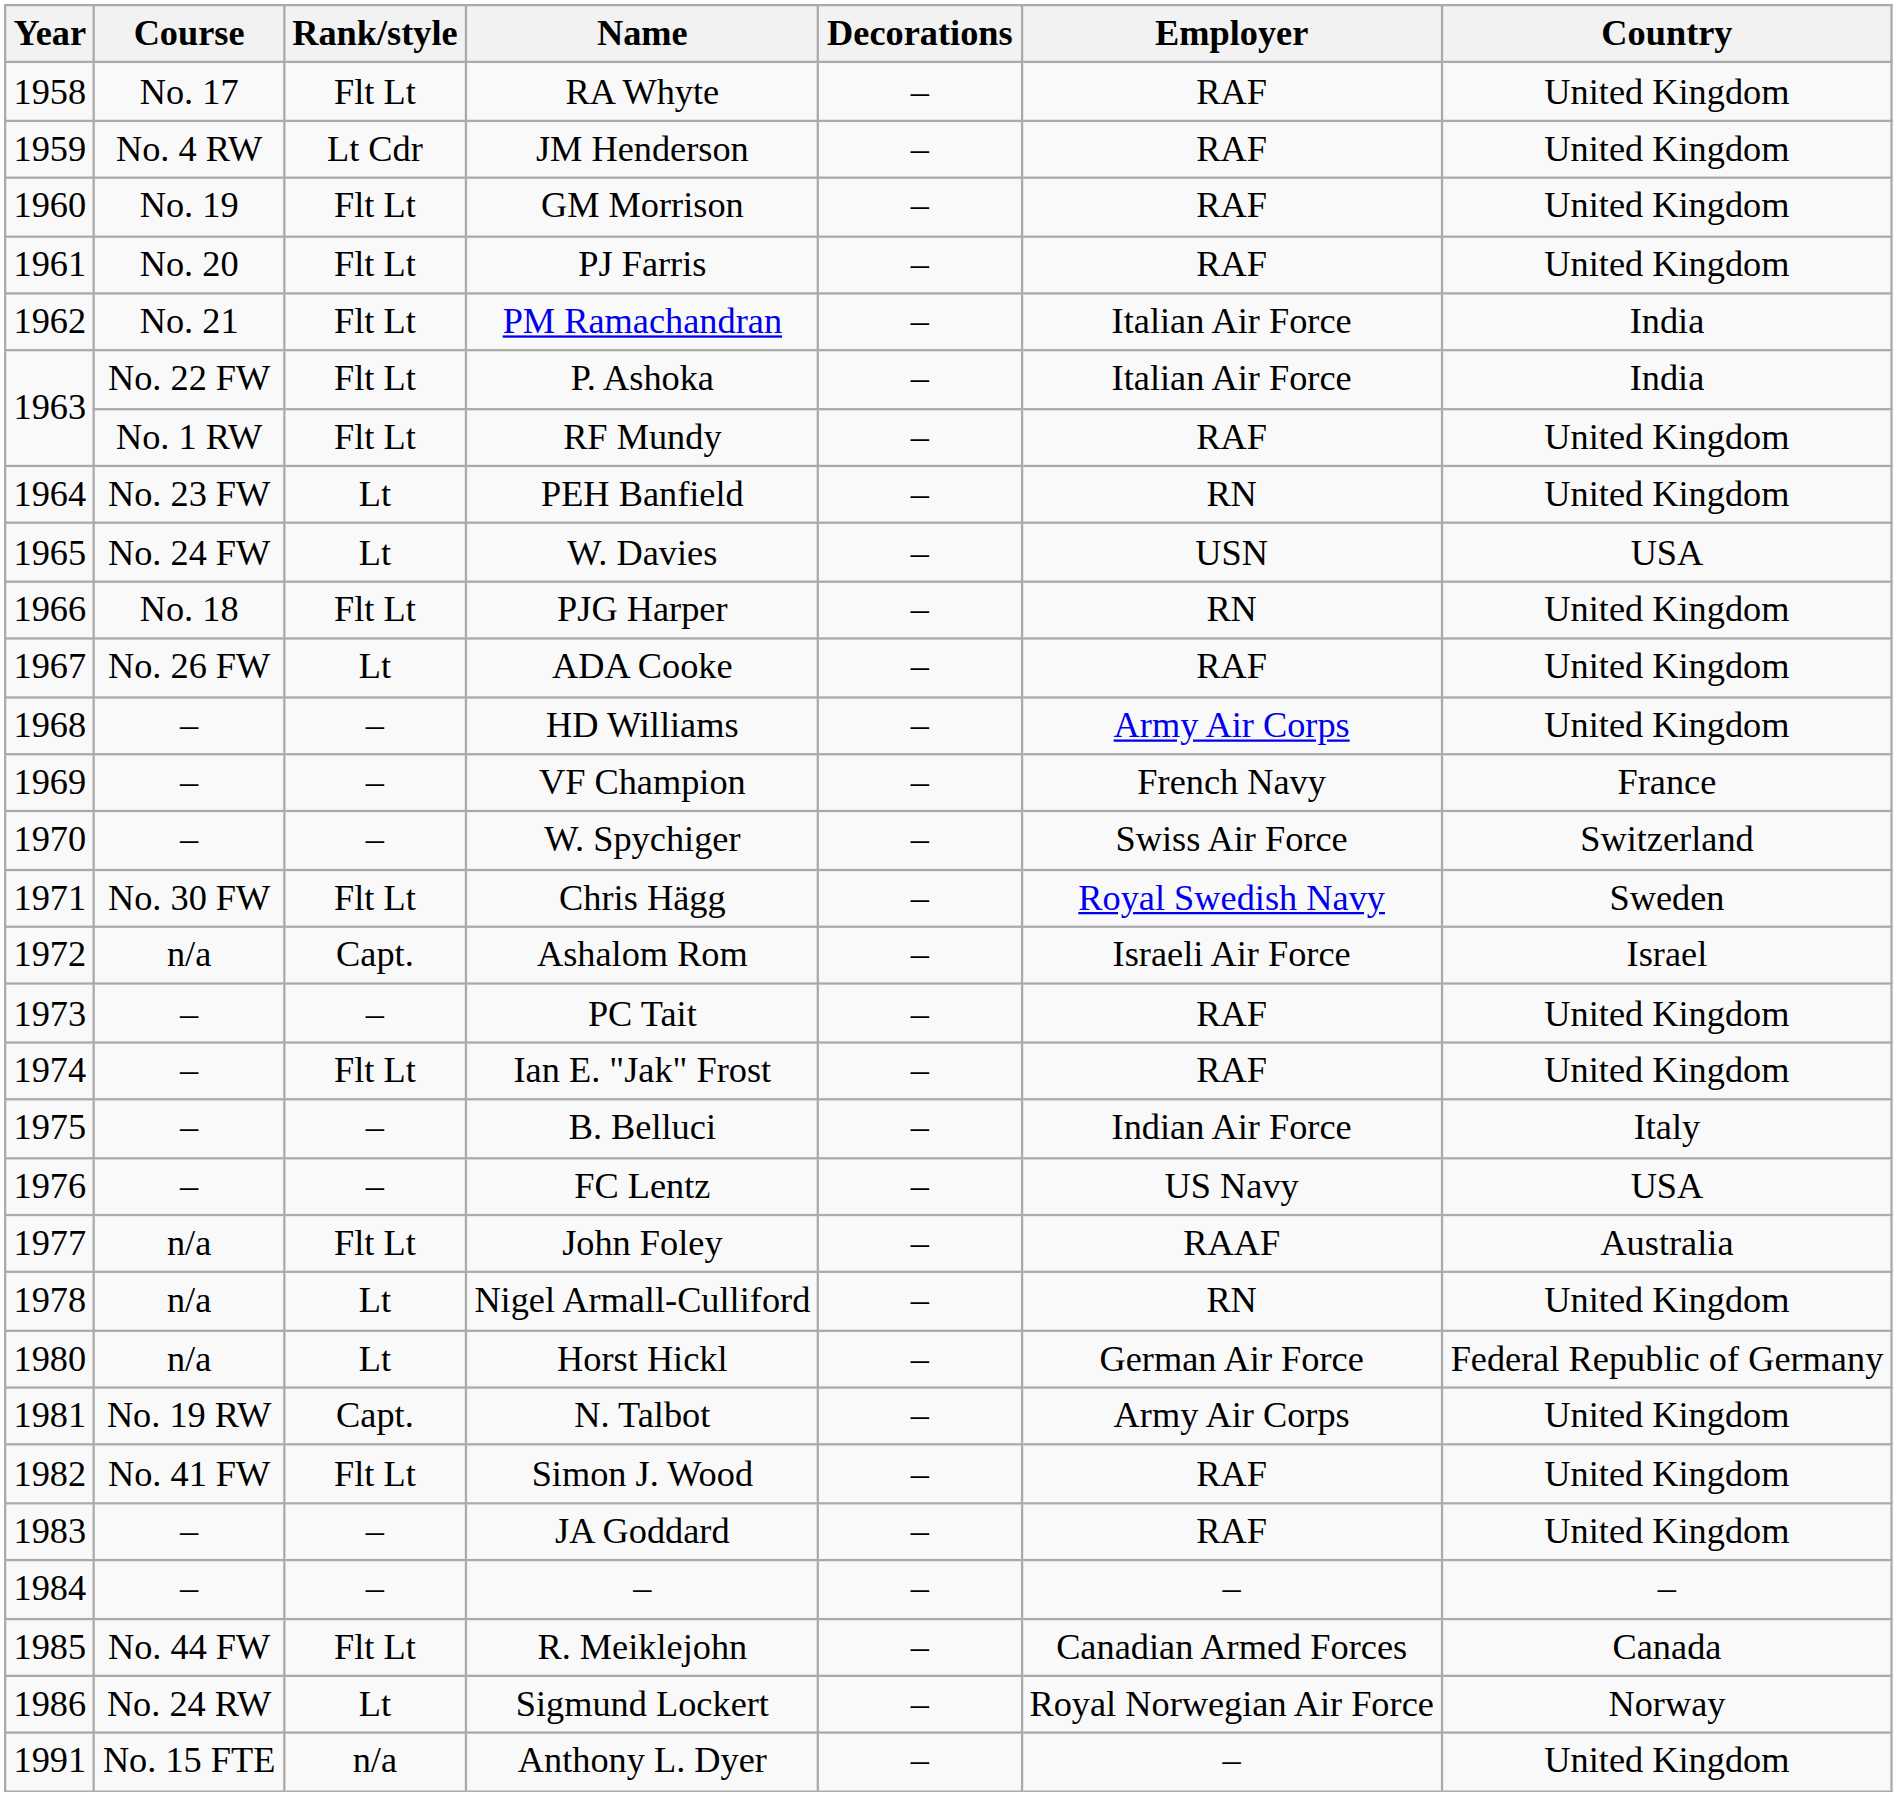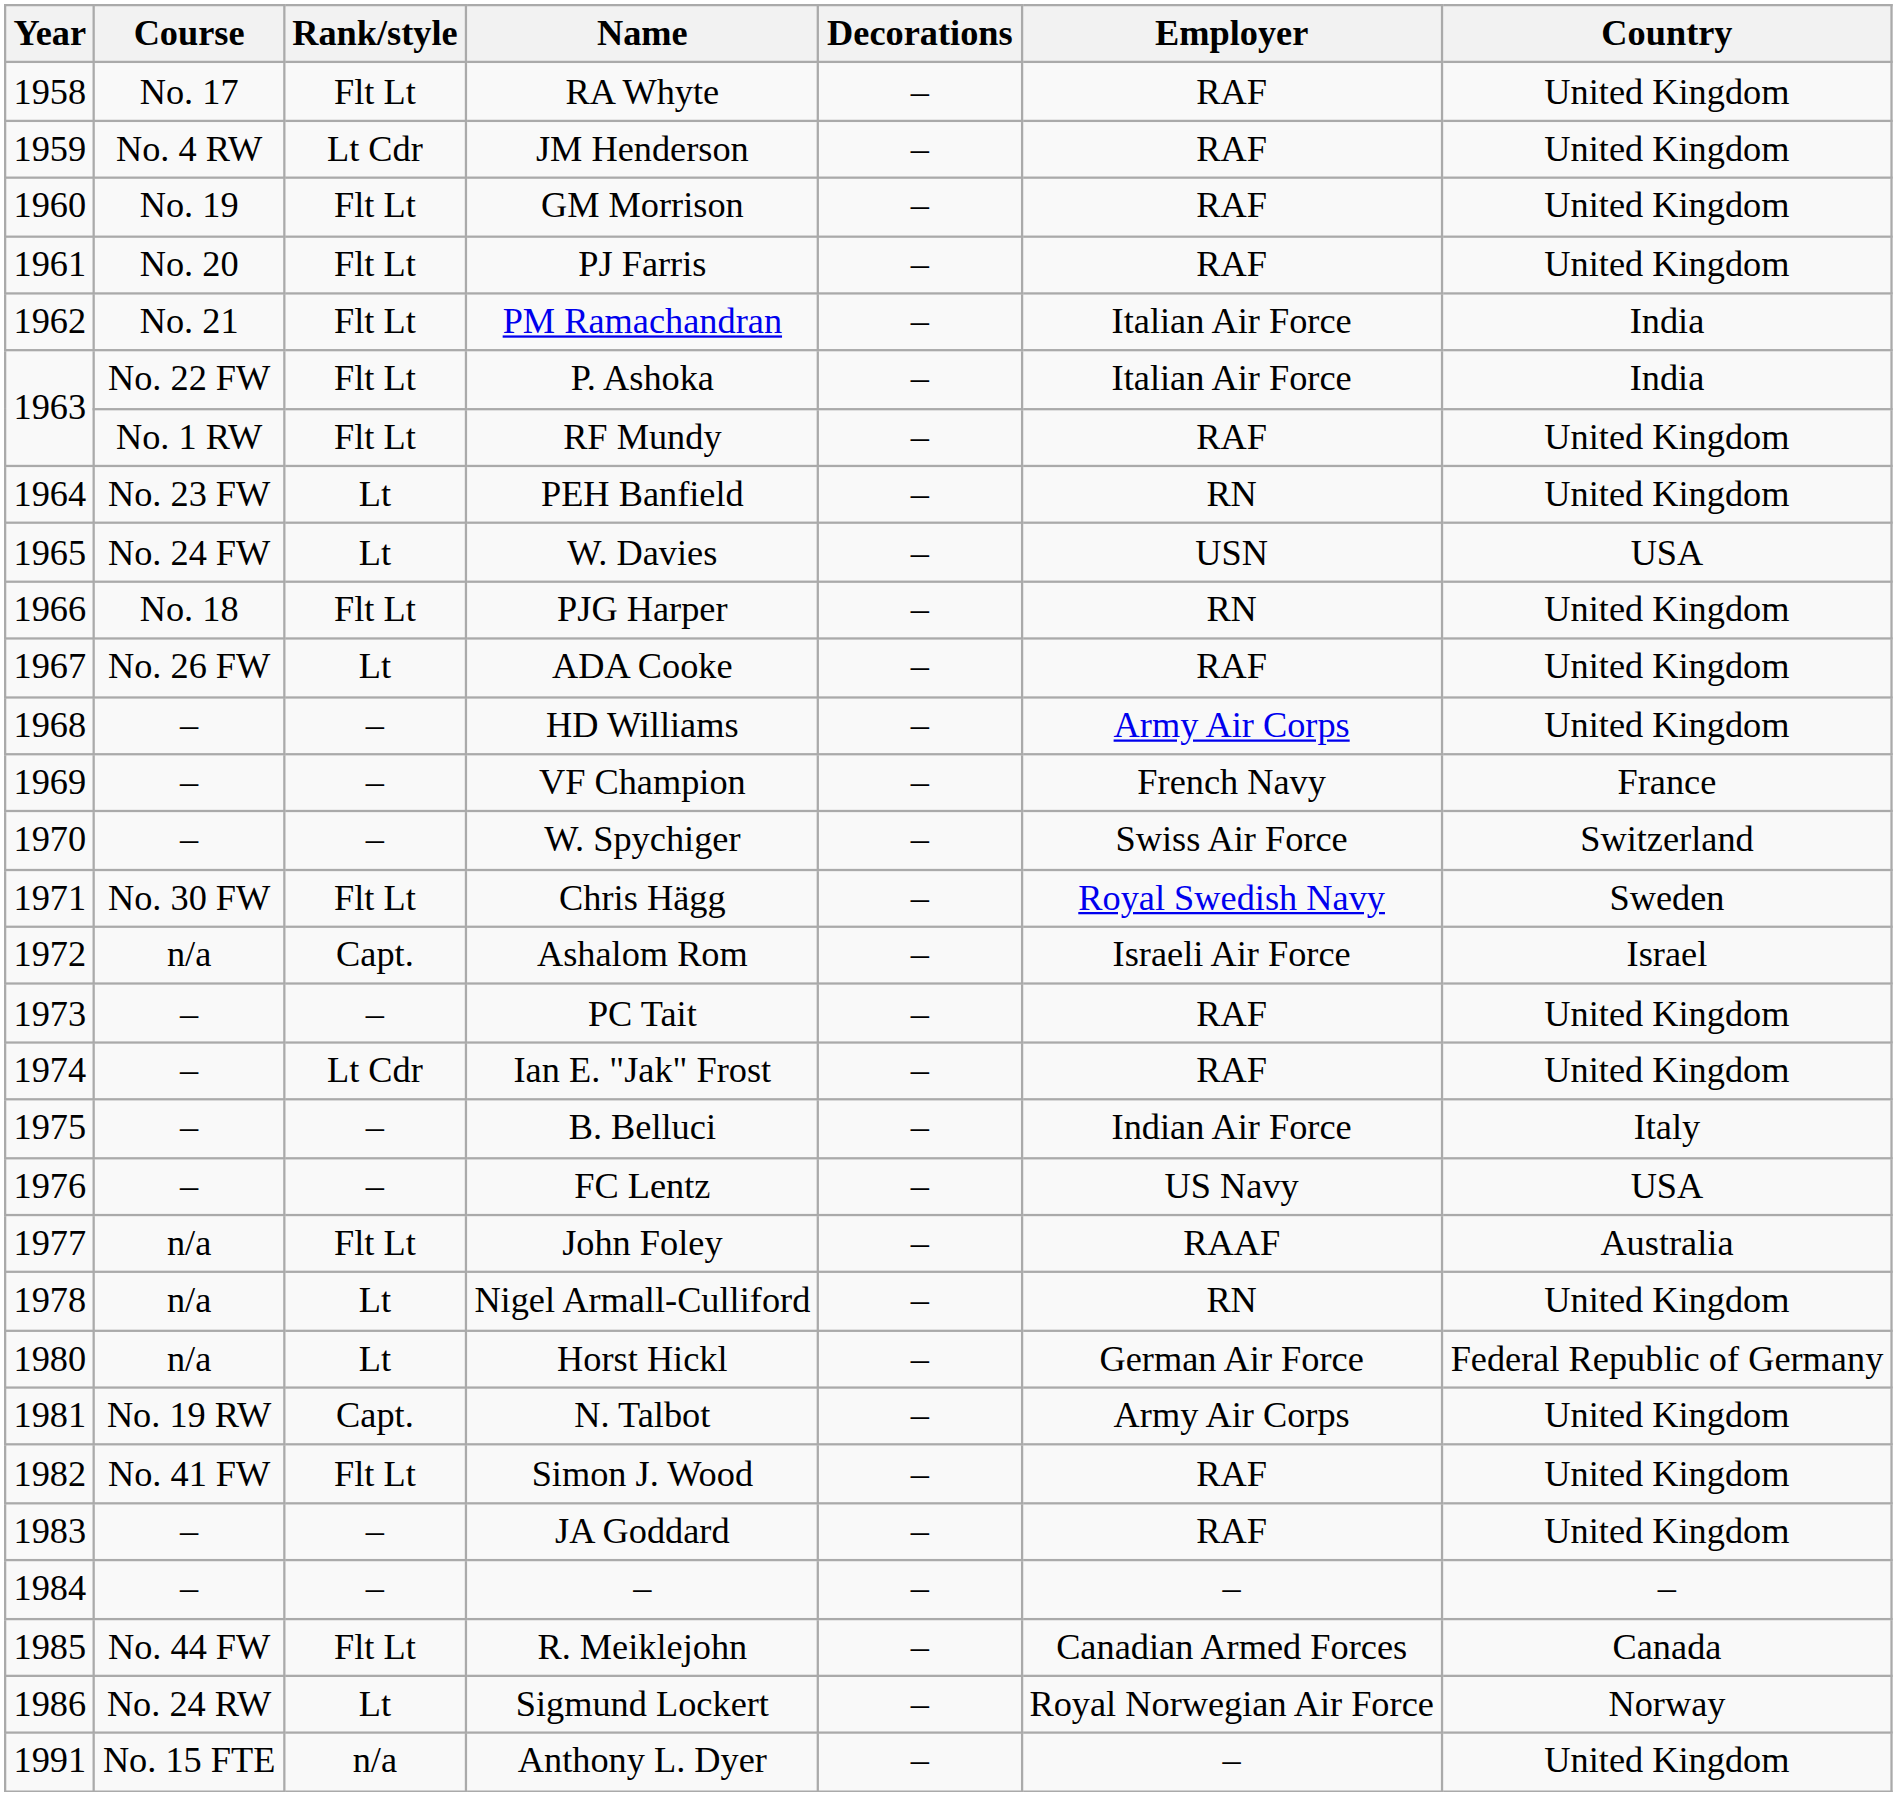(375, 1070) Flt Lt -> (375, 1070) Lt Cdr
